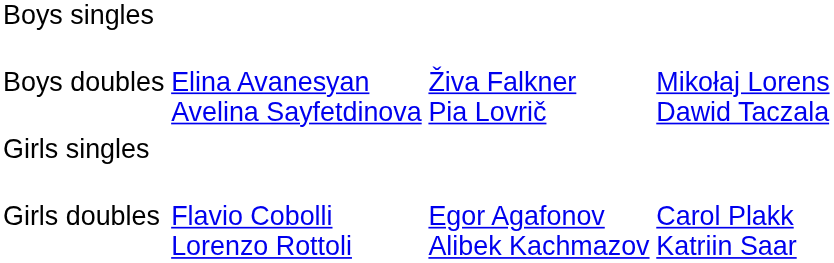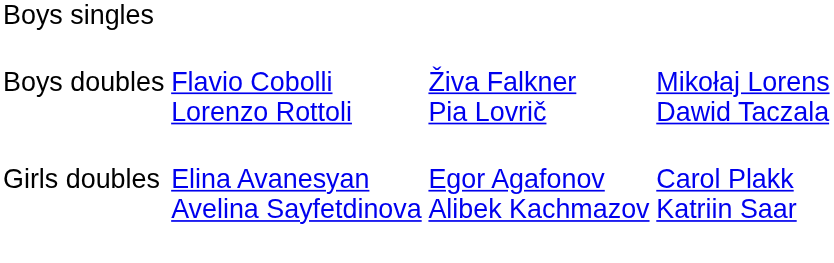(296, 97) Elina Avanesyan Avelina Sayfetdinova -> (262, 97) Flavio Cobolli Lorenzo Rottoli
- row: (76, 149)
(262, 231) Flavio Cobolli Lorenzo Rottoli -> (296, 194) Elina Avanesyan Avelina Sayfetdinova
